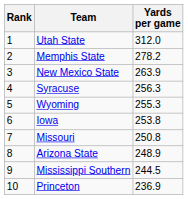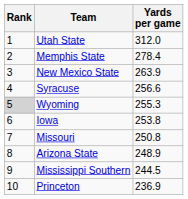(148, 56) 278.2 -> (148, 56) 278.4
(148, 89) 256.3 -> (148, 89) 256.6
(10, 105) no background -> (10, 105) lightgrey background
